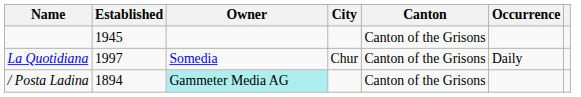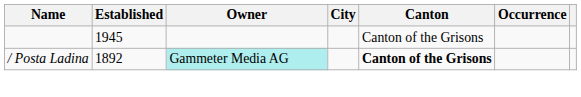- row: (48, 59)
(109, 80) 1894 -> (109, 59) 1892
(425, 80) normal -> (427, 59) bold
